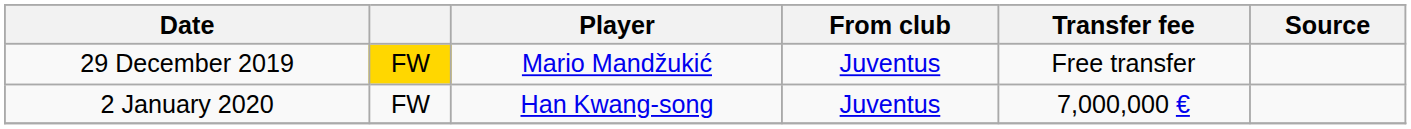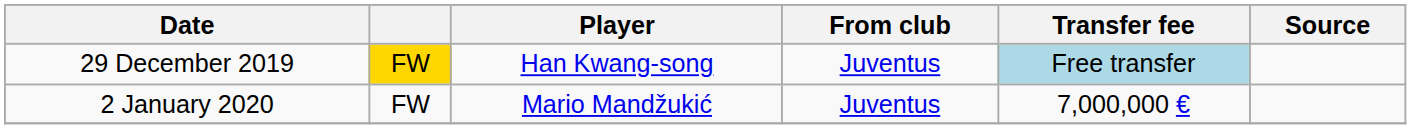(617, 64) Mario Mandžukić -> (617, 64) Han Kwang-song
(1123, 64) no background -> (1123, 64) lightblue background
(617, 104) Han Kwang-song -> (617, 104) Mario Mandžukić
